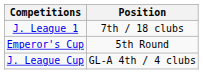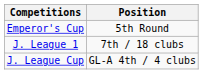rows swapped: (45, 29) <-> (45, 45)
